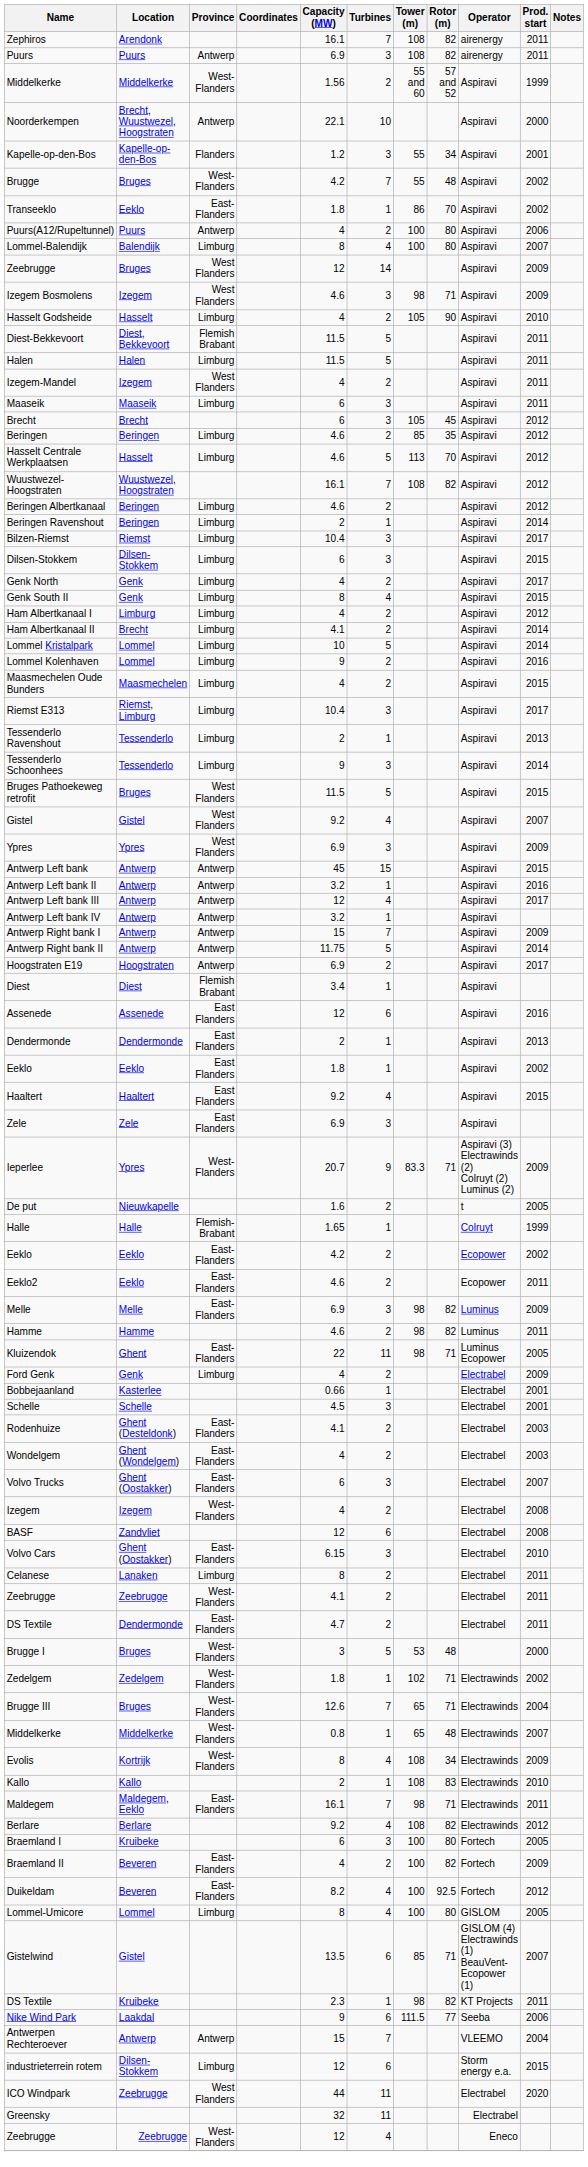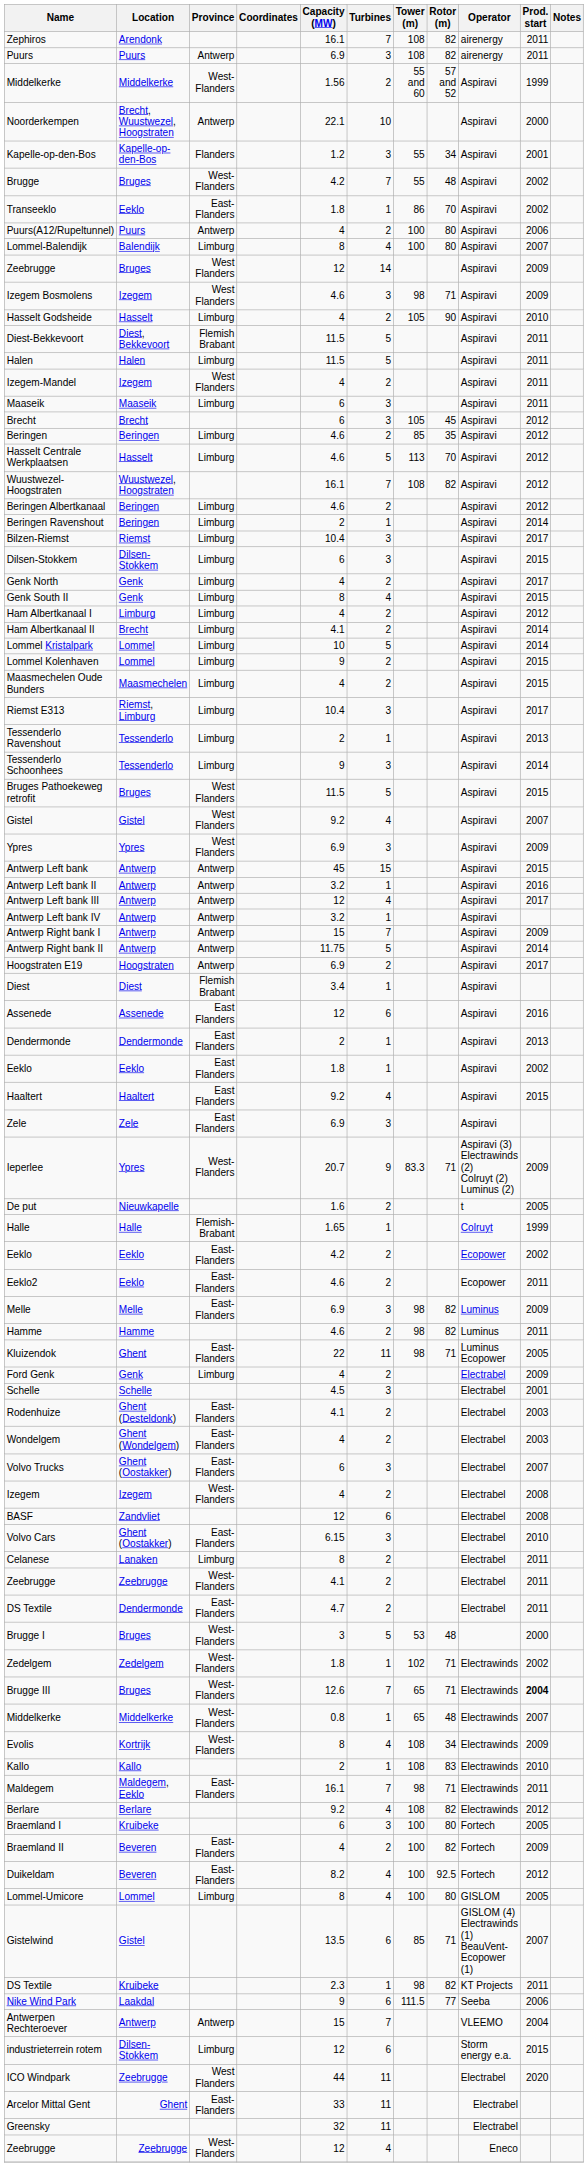(537, 662) 2016 -> (537, 662) 2015
- row: (40, 1391)
(537, 1706) normal -> (537, 1690) bold
+ row: (48, 2105)
